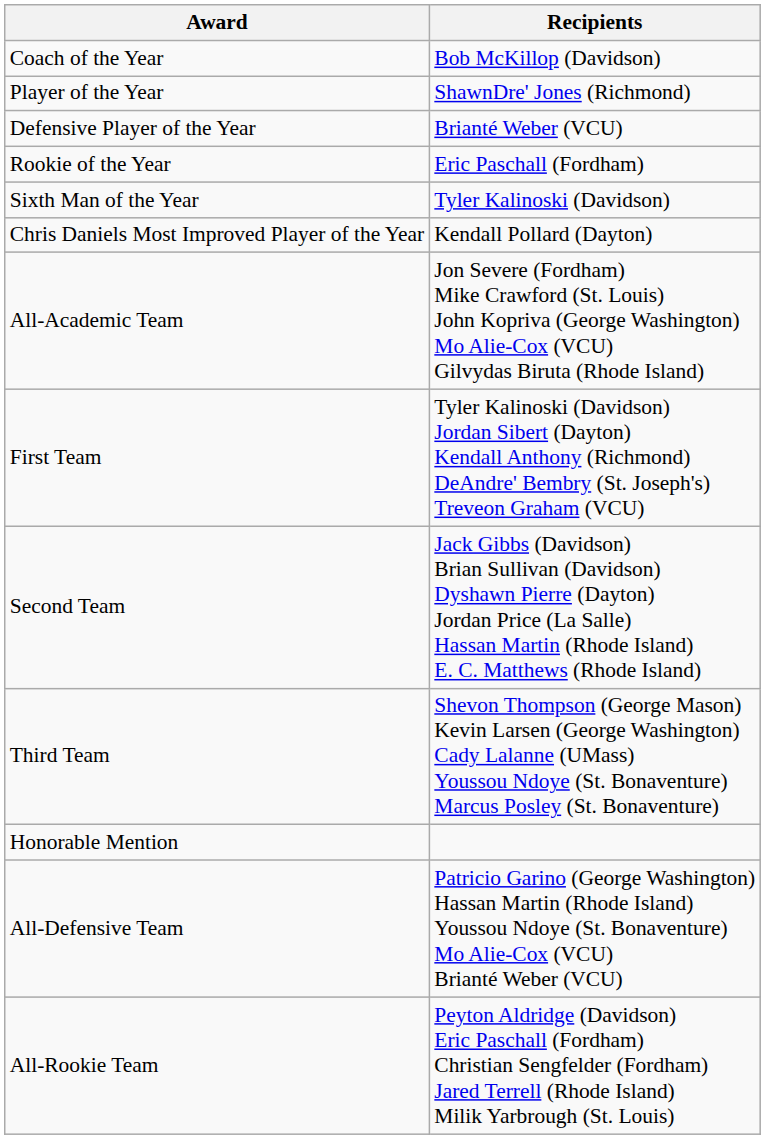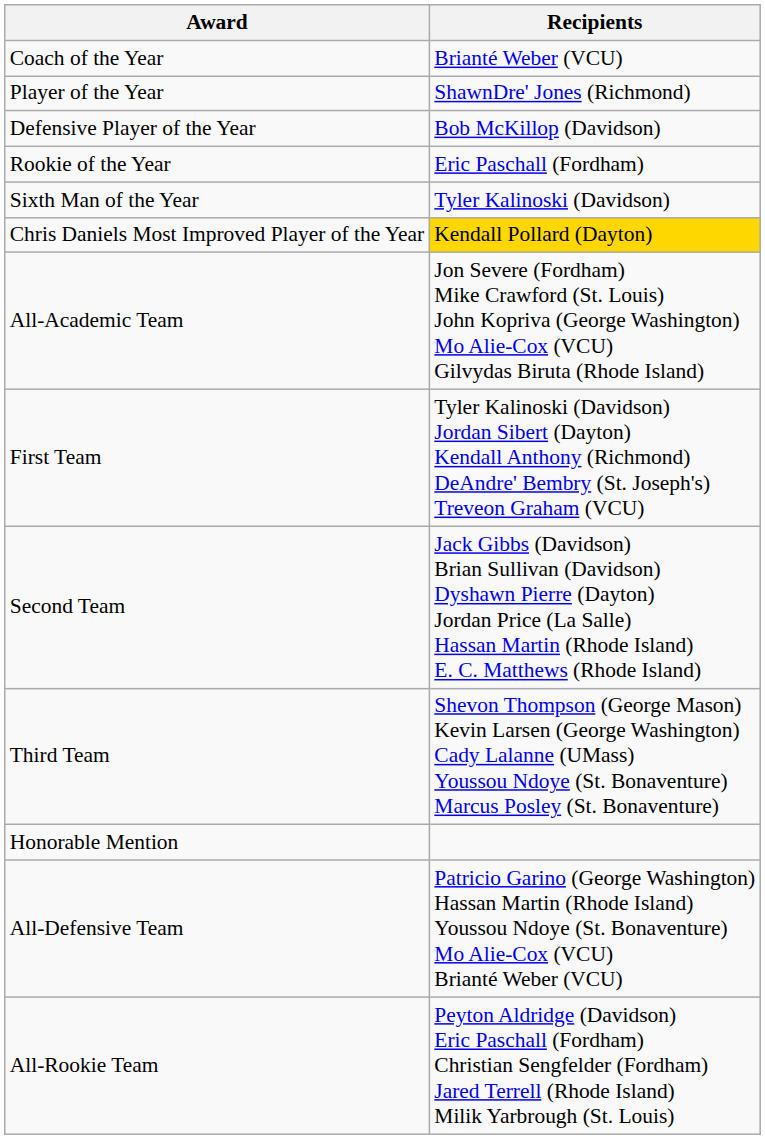(548, 57) Bob McKillop (Davidson) -> (529, 57) Brianté Weber (VCU)
(529, 128) Brianté Weber (VCU) -> (548, 128) Bob McKillop (Davidson)
(543, 234) no background -> (543, 234) gold background
